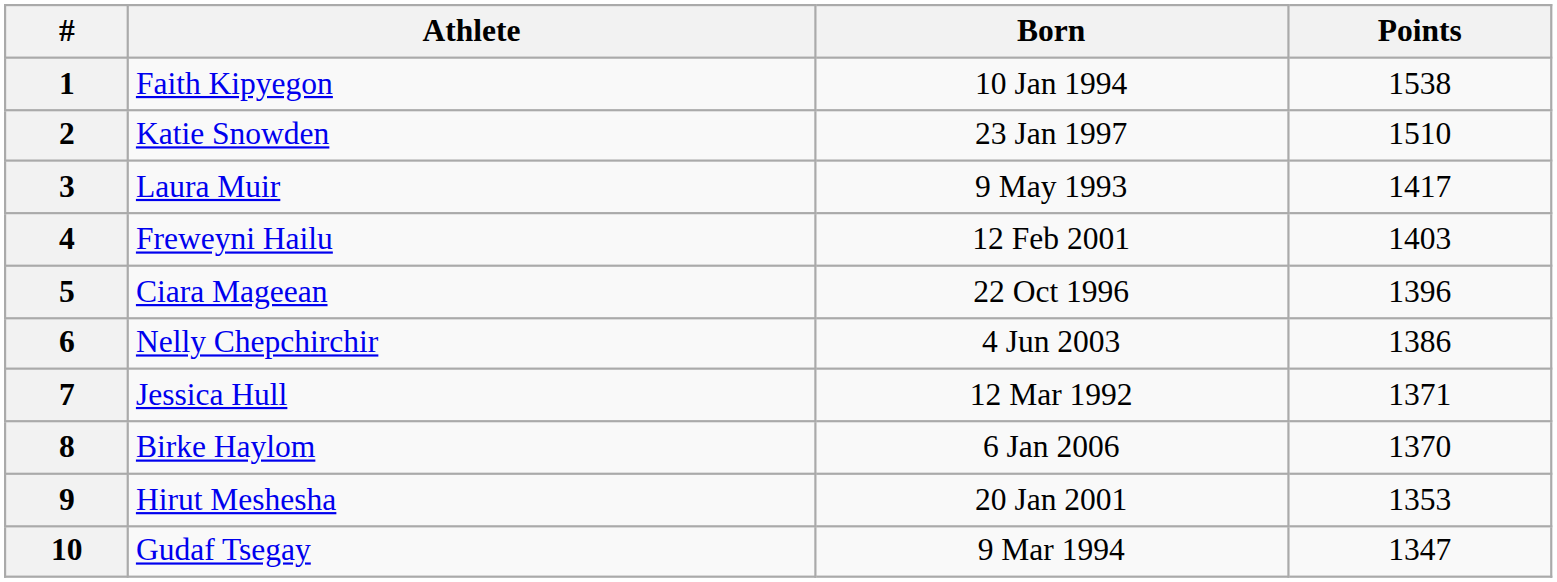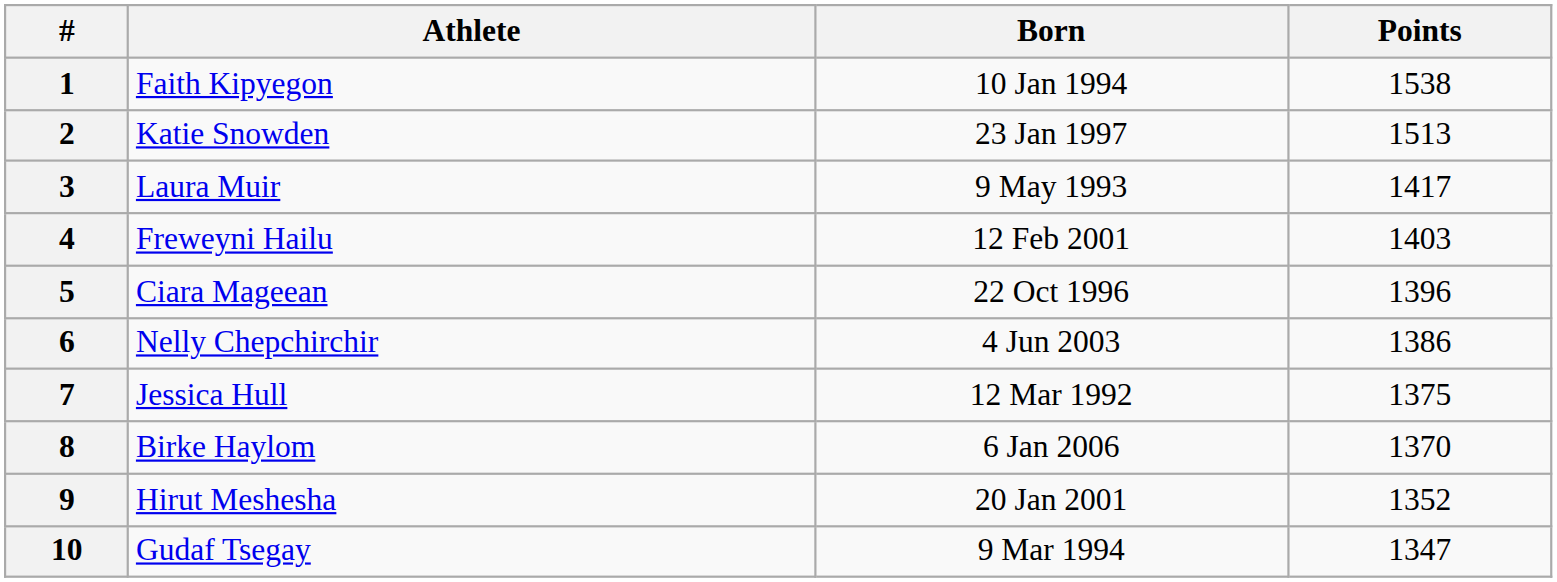(1420, 134) 1510 -> (1420, 134) 1513
(1420, 394) 1371 -> (1420, 394) 1375
(1420, 499) 1353 -> (1420, 499) 1352
